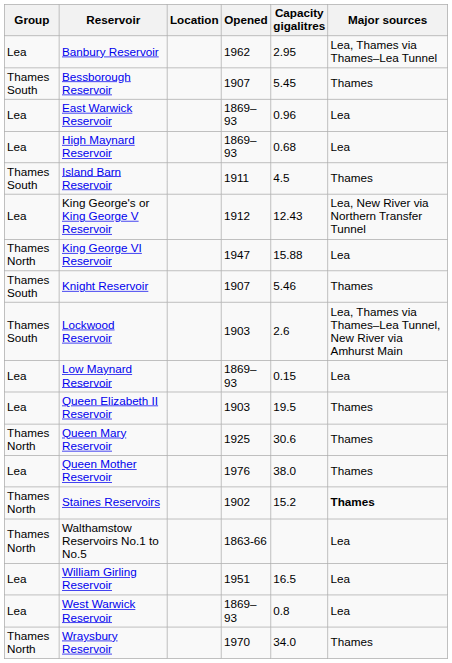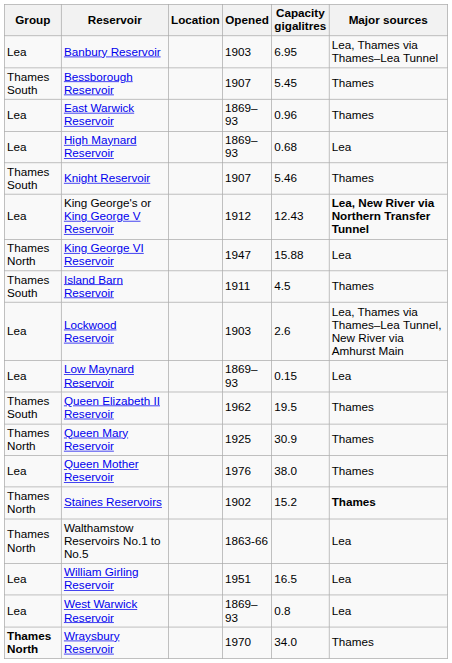(237, 51) 1962 -> (238, 51) 1903
(285, 51) 2.95 -> (286, 51) 6.95
(340, 115) Lea -> (353, 115) Thames
rows swapped: (92, 178) <-> (105, 286)
(380, 216) normal -> (383, 216) bold
(28, 331) Thames South -> (17, 331) Lea
(17, 408) Lea -> (28, 408) Thames South
(237, 408) 1903 -> (238, 408) 1962
(285, 439) 30.6 -> (286, 439) 30.9
(28, 642) normal -> (29, 642) bold
